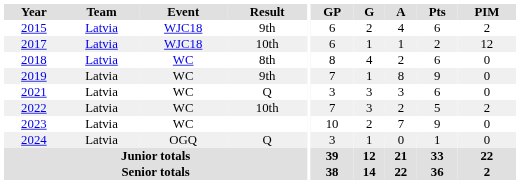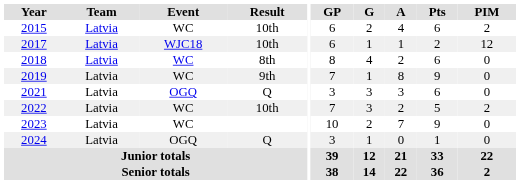(183, 28) WJC18 -> (183, 28) WC
(267, 28) 9th -> (267, 28) 10th
(183, 92) WC -> (183, 92) OGQ
